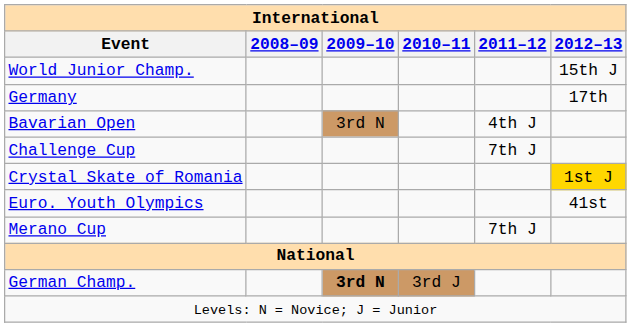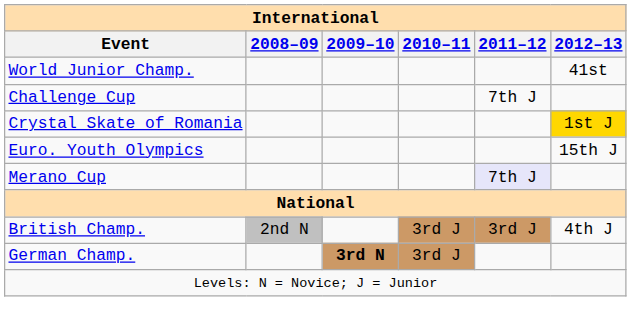(588, 71) 15th J -> (588, 71) 41st
- row: (43, 97)
- row: (72, 124)
(588, 203) 41st -> (588, 150) 15th J
(512, 230) no background -> (512, 177) lavender background
+ row: (77, 230)
